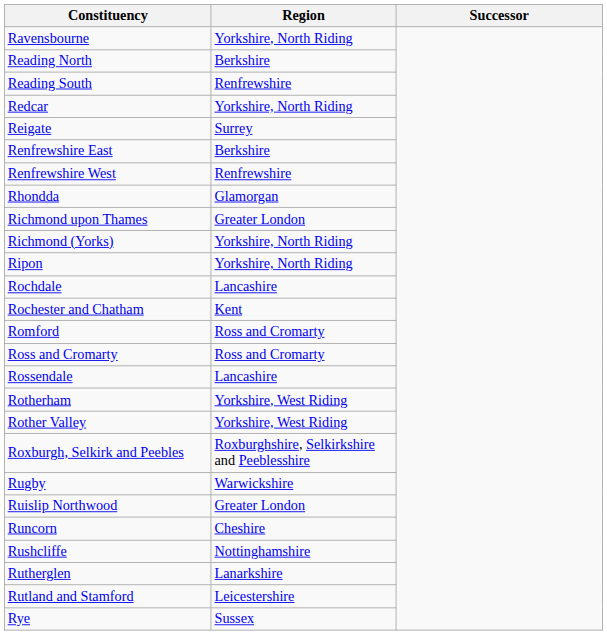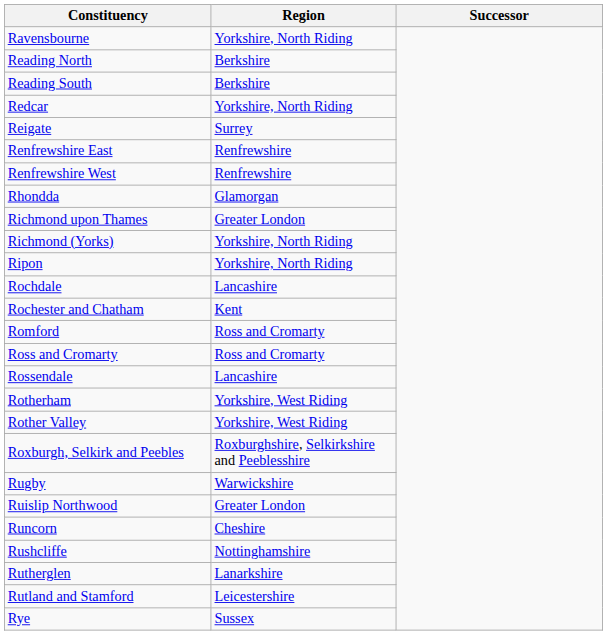(253, 83) Renfrewshire -> (242, 83) Berkshire
(242, 151) Berkshire -> (253, 151) Renfrewshire
